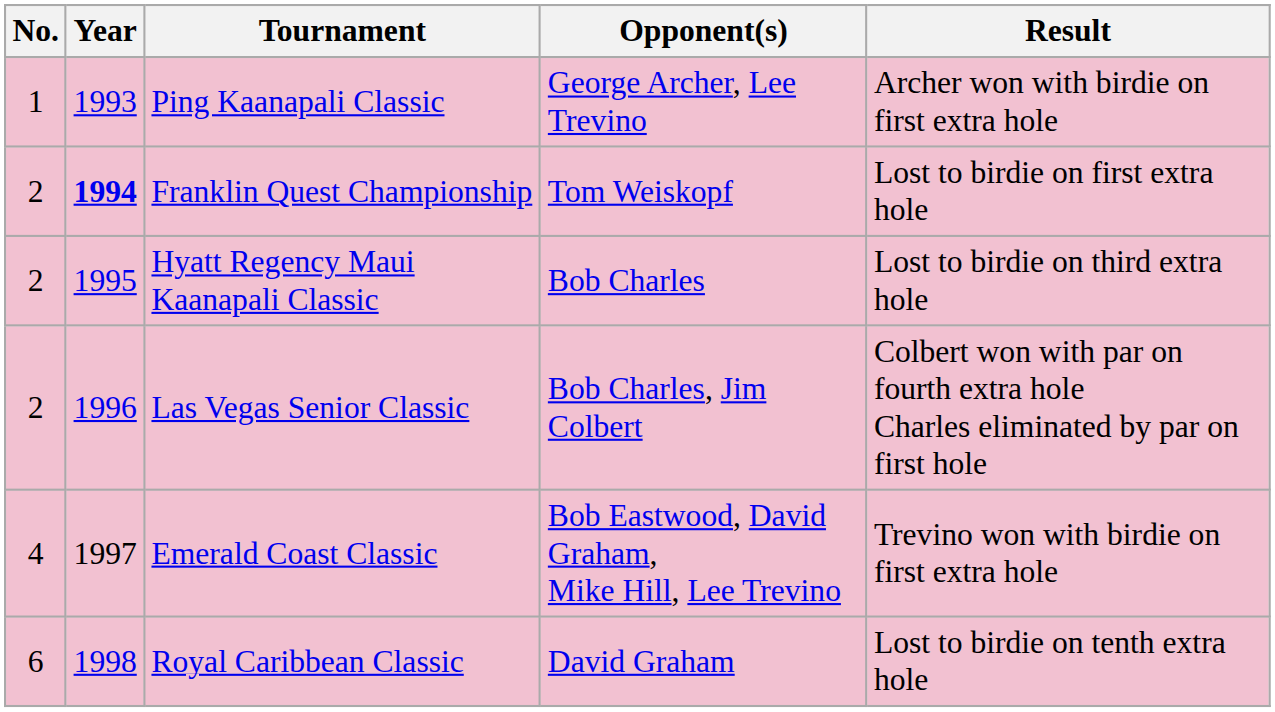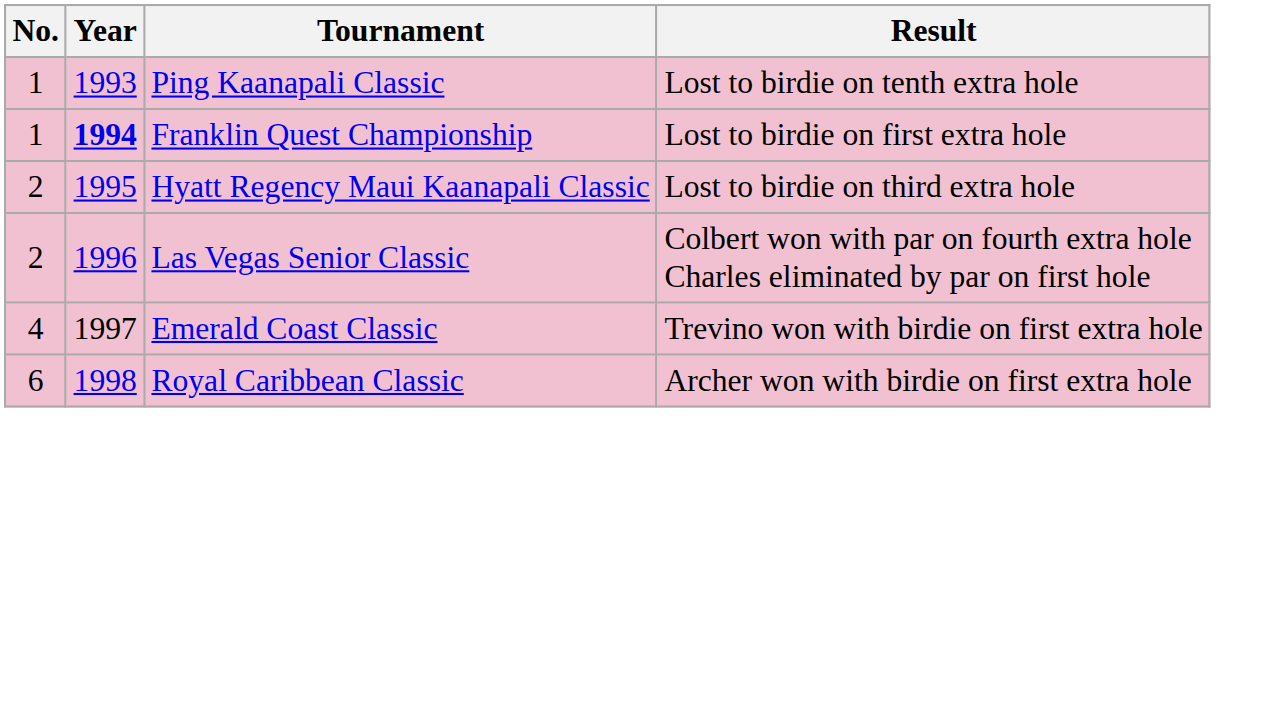- column: (704, 30)
(1041, 101) Archer won with birdie on first extra hole -> (871, 82) Lost to birdie on tenth extra hole
(36, 191) 2 -> (36, 135) 1
(1050, 661) Lost to birdie on tenth extra hole -> (928, 380) Archer won with birdie on first extra hole
